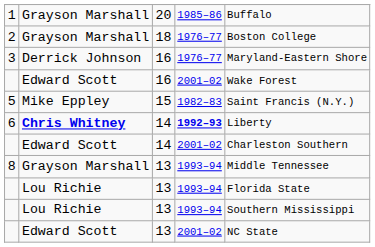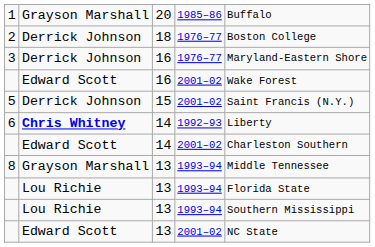(86, 37) Grayson Marshall -> (82, 37) Derrick Johnson
(66, 102) Mike Eppley -> (82, 102) Derrick Johnson
(200, 102) 1982–83 -> (200, 102) 2001–02
(200, 123) bold -> (200, 123) normal
